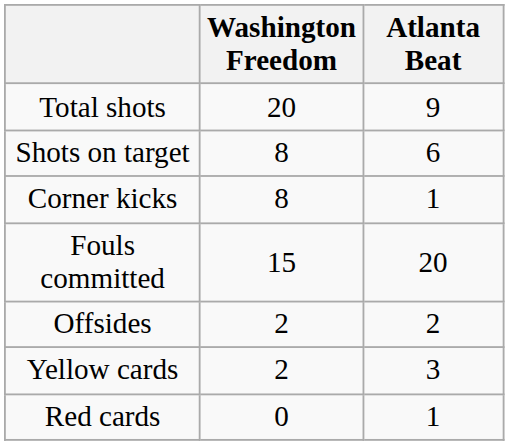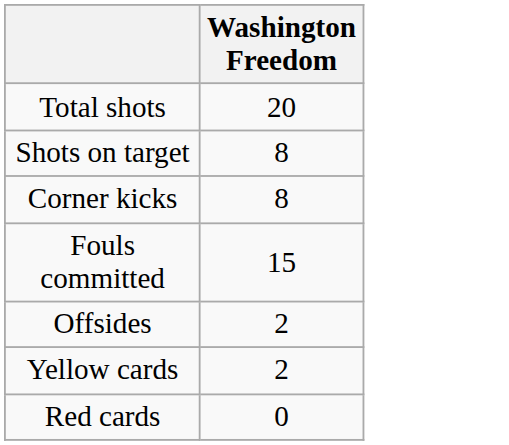- column: (433, 43)
